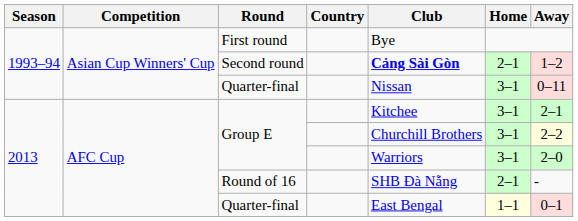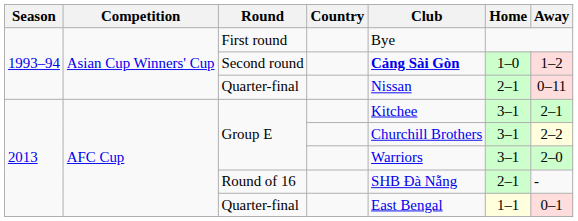(508, 63) 2–1 -> (508, 63) 1–0
(508, 87) 3–1 -> (508, 87) 2–1
